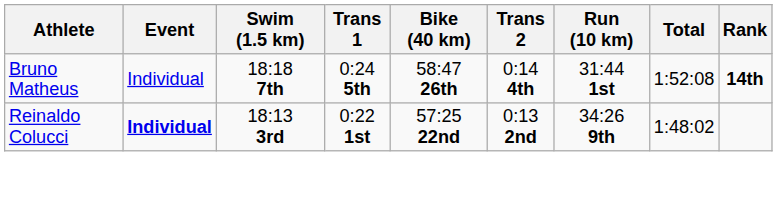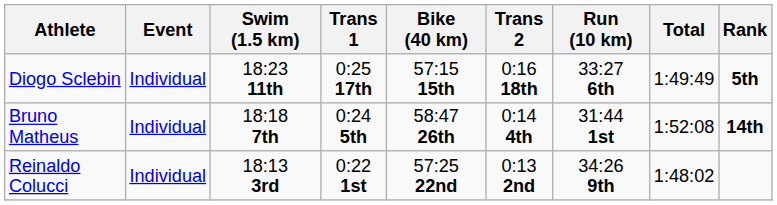+ row: (65, 78)
(170, 127) bold -> (168, 176) normal
